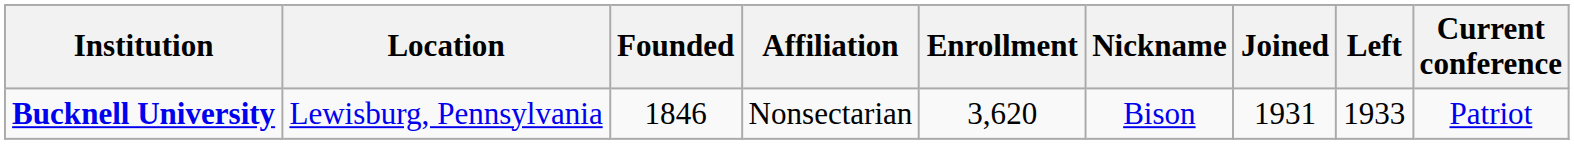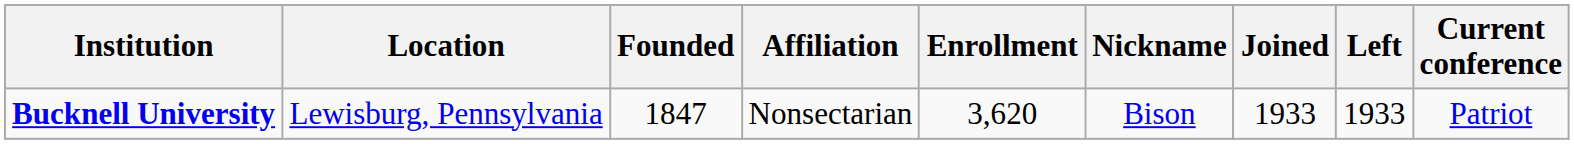(676, 113) 1846 -> (676, 113) 1847
(1285, 113) 1931 -> (1285, 113) 1933
